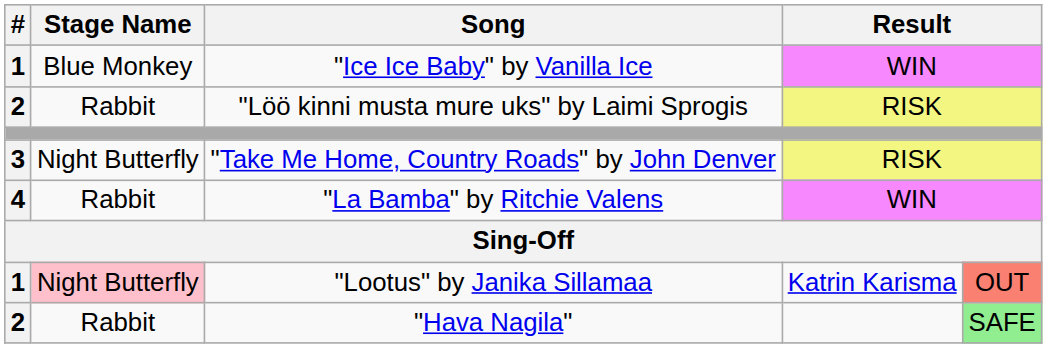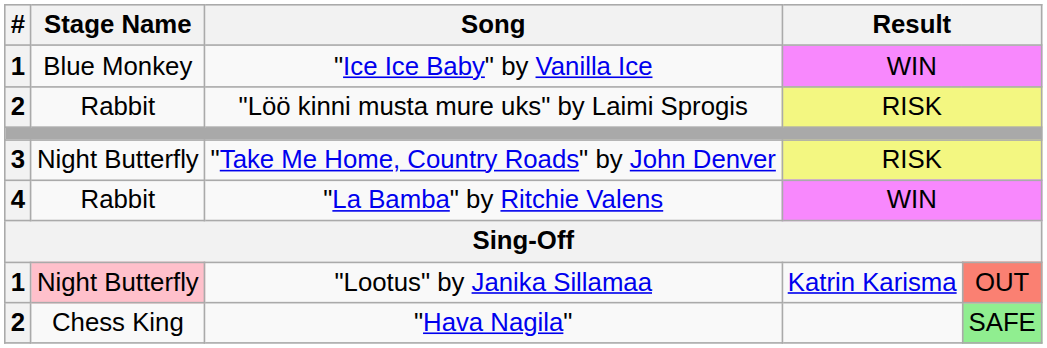(118, 322) Rabbit -> (118, 322) Chess King
